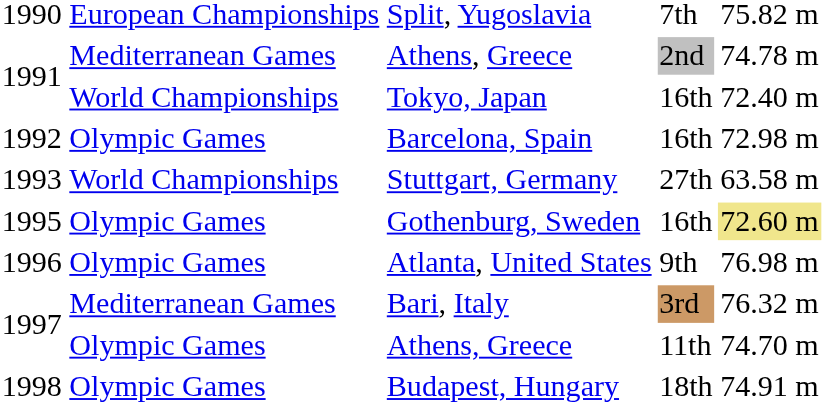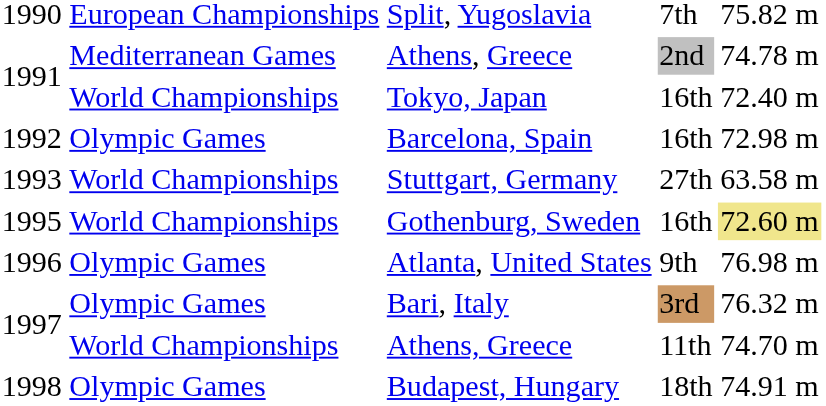(167, 220) Olympic Games -> (204, 220) World Championships
(203, 303) Mediterranean Games -> (167, 303) Olympic Games
(167, 344) Olympic Games -> (204, 344) World Championships
